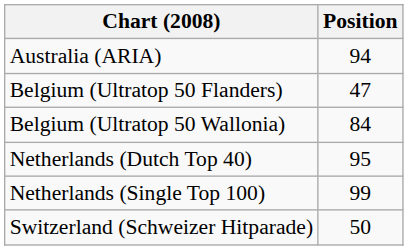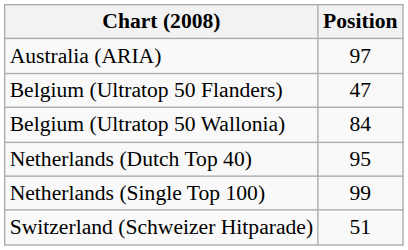(360, 55) 94 -> (360, 55) 97
(360, 227) 50 -> (360, 227) 51
